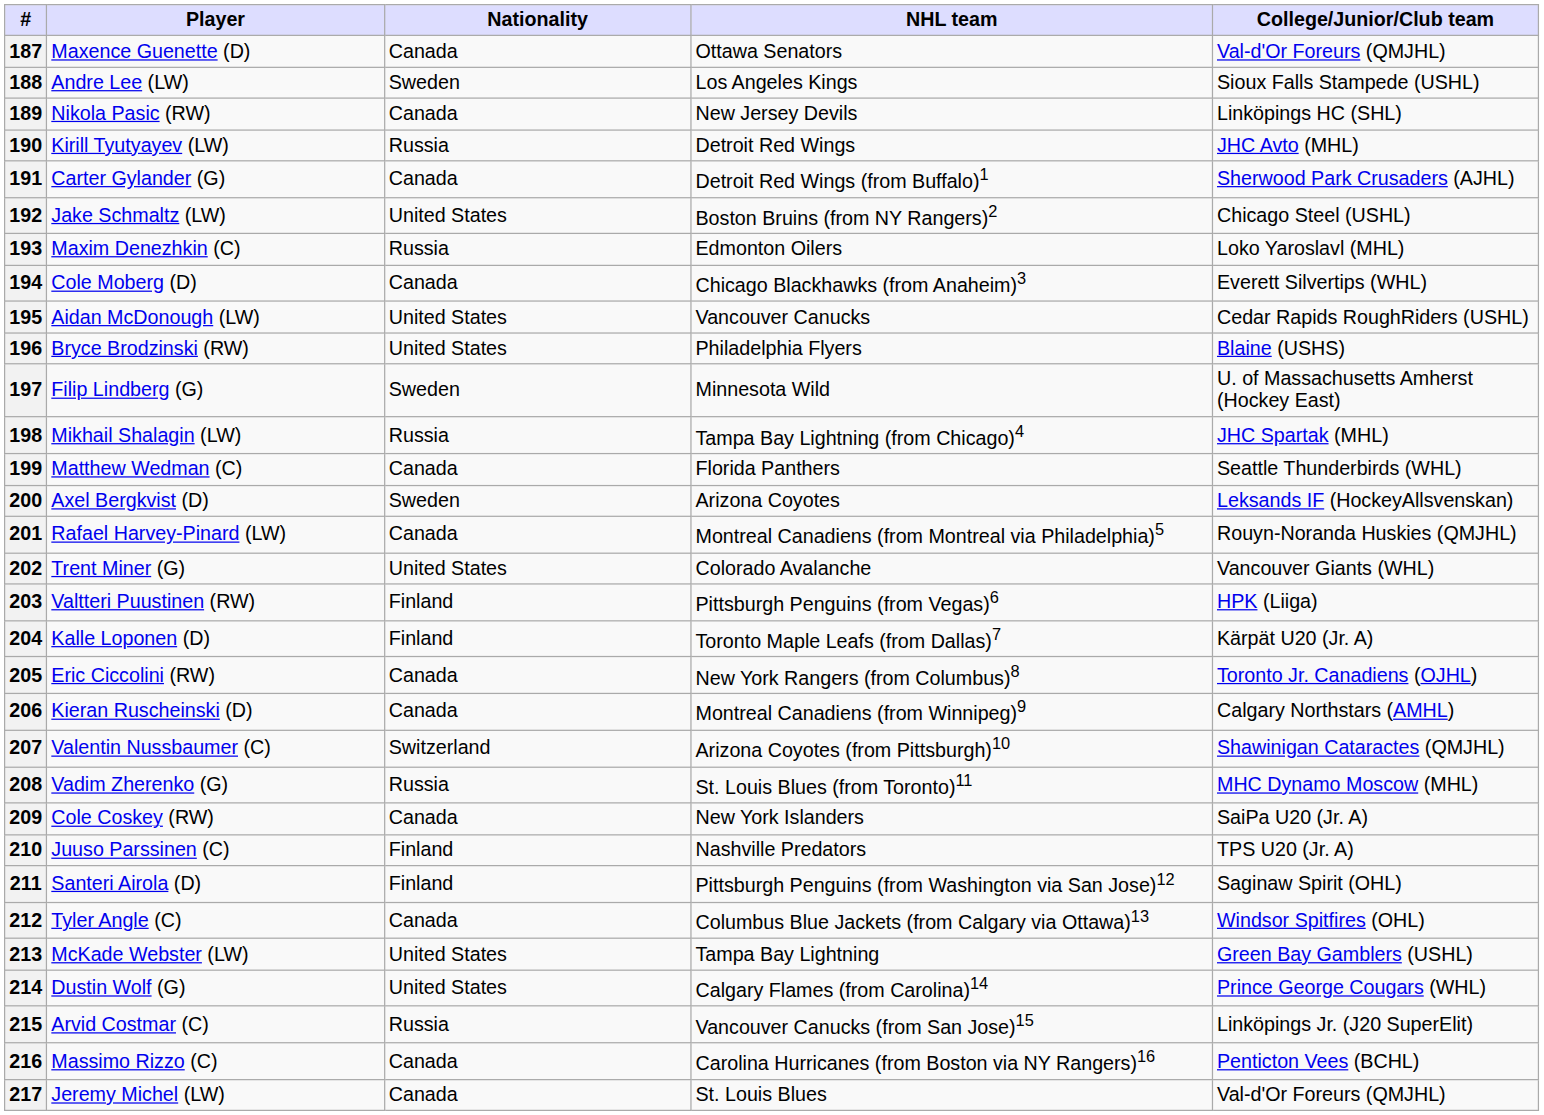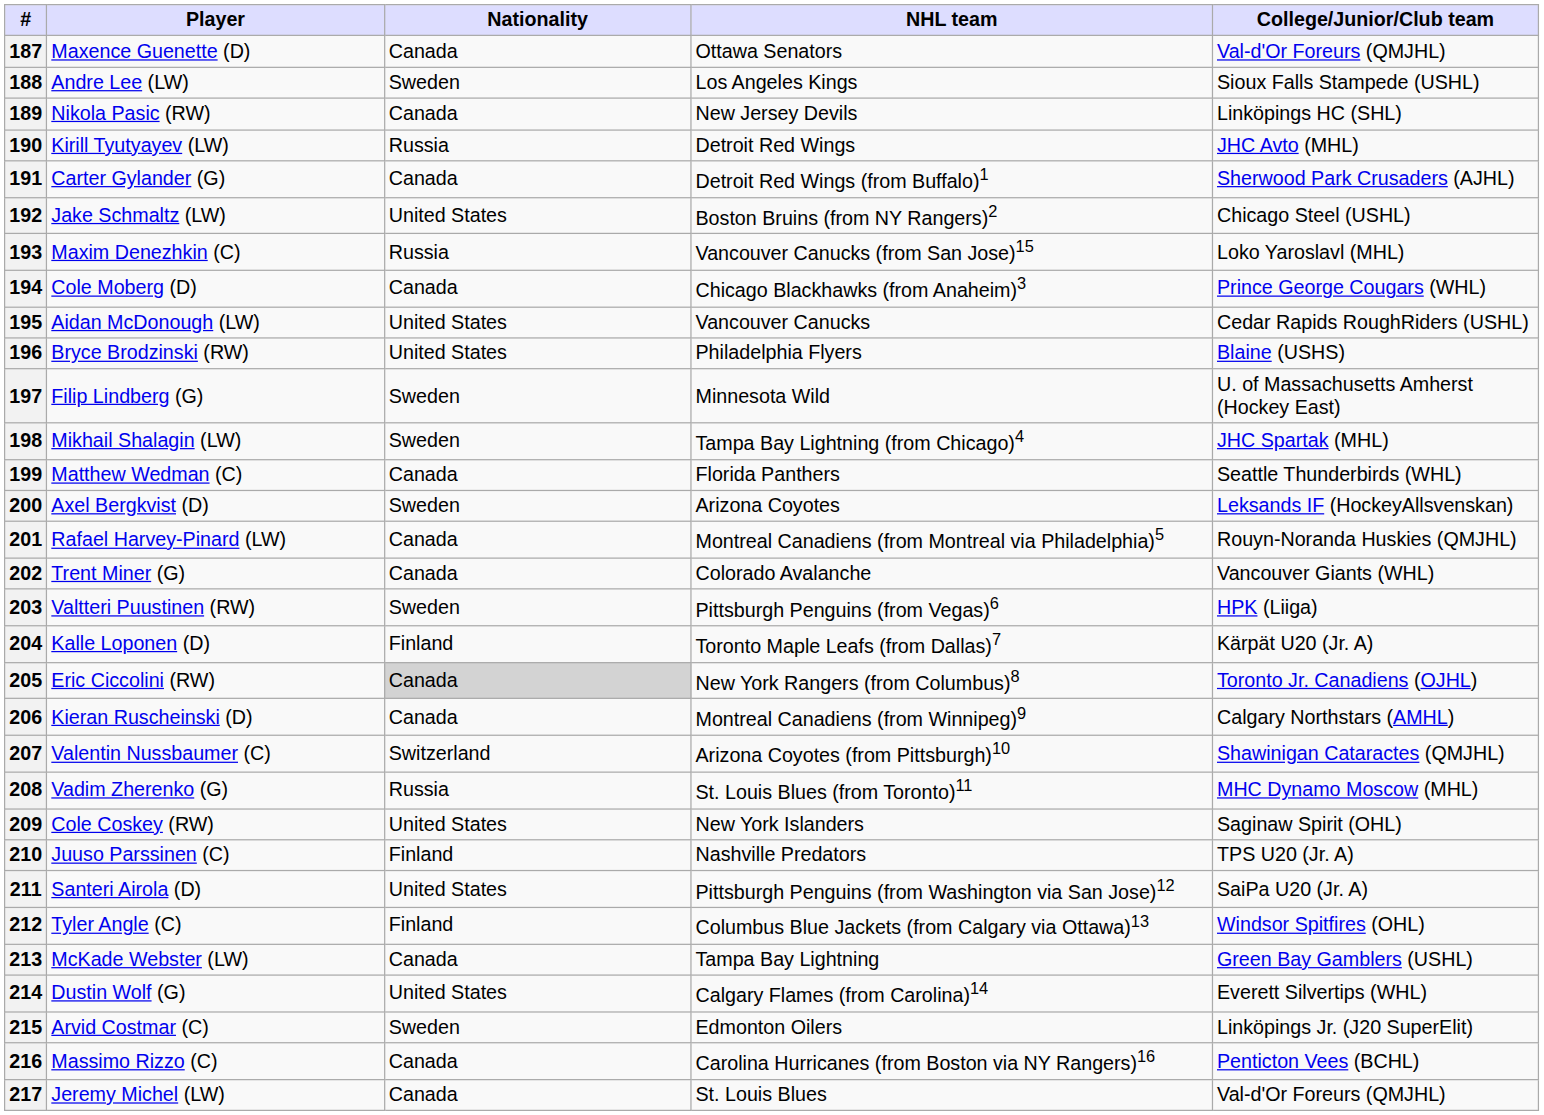(769, 249) Edmonton Oilers -> (865, 251) Vancouver Canucks (from San Jose)15
(1322, 283) Everett Silvertips (WHL) -> (1352, 288) Prince George Cougars (WHL)
(419, 435) Russia -> (424, 440) Sweden
(448, 568) United States -> (423, 573) Canada
(421, 602) Finland -> (424, 607) Sweden
(423, 675) no background -> (423, 680) lightgrey background
(423, 818) Canada -> (448, 823) United States
(1292, 818) SaiPa U20 (Jr. A) -> (1309, 823) Saginaw Spirit (OHL)
(421, 883) Finland -> (448, 889) United States
(1309, 883) Saginaw Spirit (OHL) -> (1292, 889) SaiPa U20 (Jr. A)
(423, 920) Canada -> (421, 925) Finland
(448, 954) United States -> (423, 959) Canada
(1352, 988) Prince George Cougars (WHL) -> (1322, 993) Everett Silvertips (WHL)
(419, 1024) Russia -> (424, 1027) Sweden
(865, 1024) Vancouver Canucks (from San Jose)15 -> (769, 1027) Edmonton Oilers
